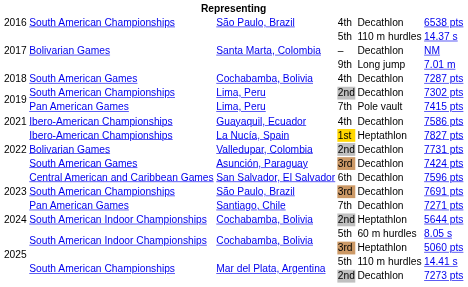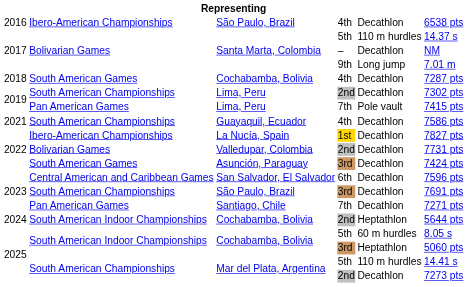(102, 22) South American Championships -> (101, 22) Ibero-American Championships
(101, 121) Ibero-American Championships -> (102, 121) South American Championships
(382, 135) Heptathlon -> (380, 135) Decathlon
